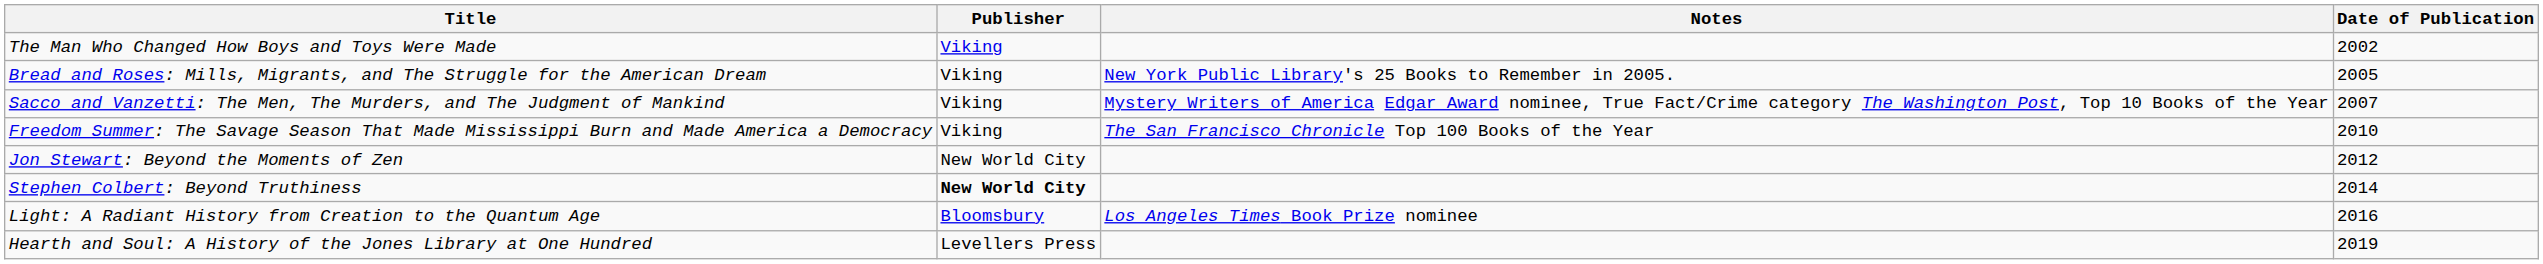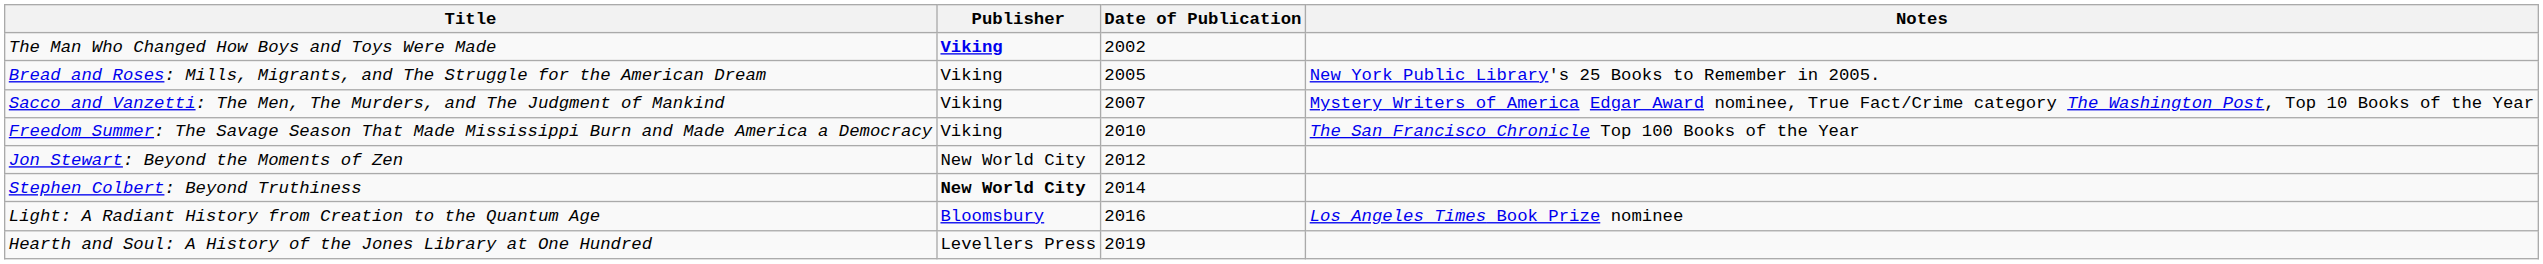columns swapped: (2436, 19) <-> (1717, 19)
(972, 47) normal -> (972, 47) bold
